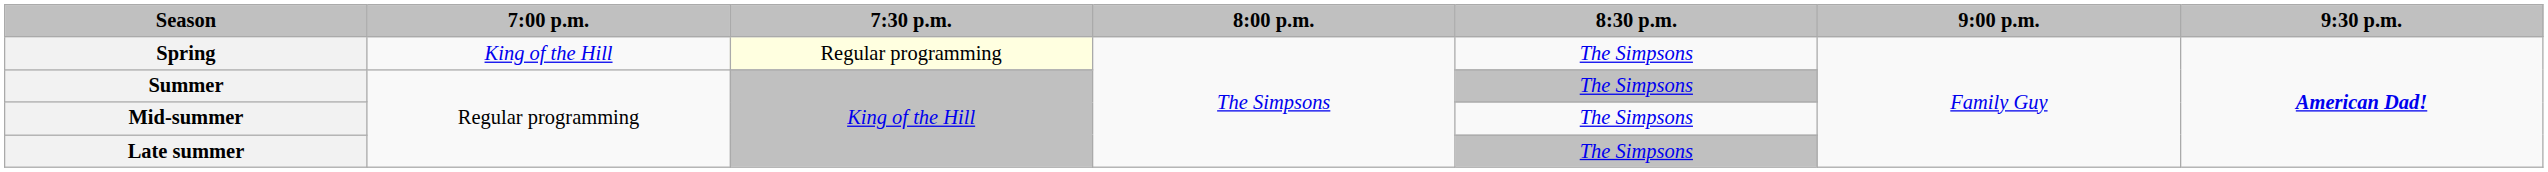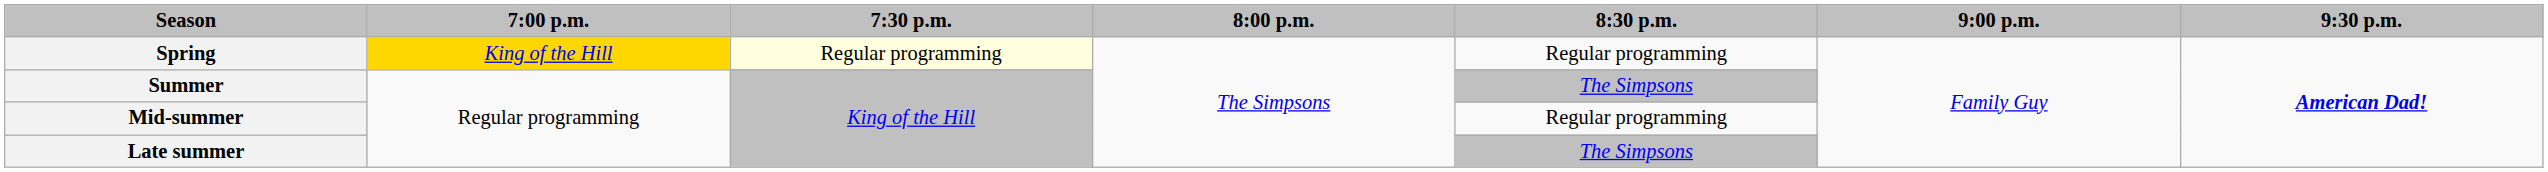(549, 53) no background -> (549, 53) gold background
(1636, 53) The Simpsons -> (1636, 53) Regular programming
(1636, 118) The Simpsons -> (1636, 118) Regular programming
